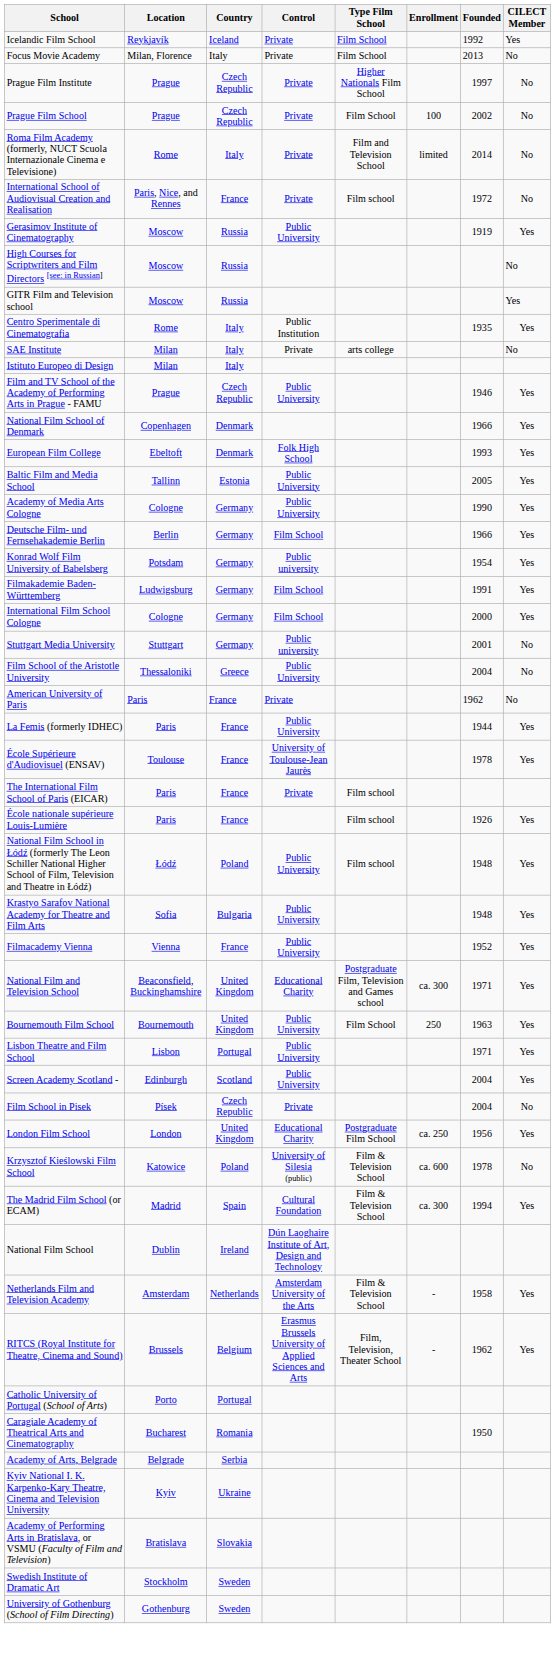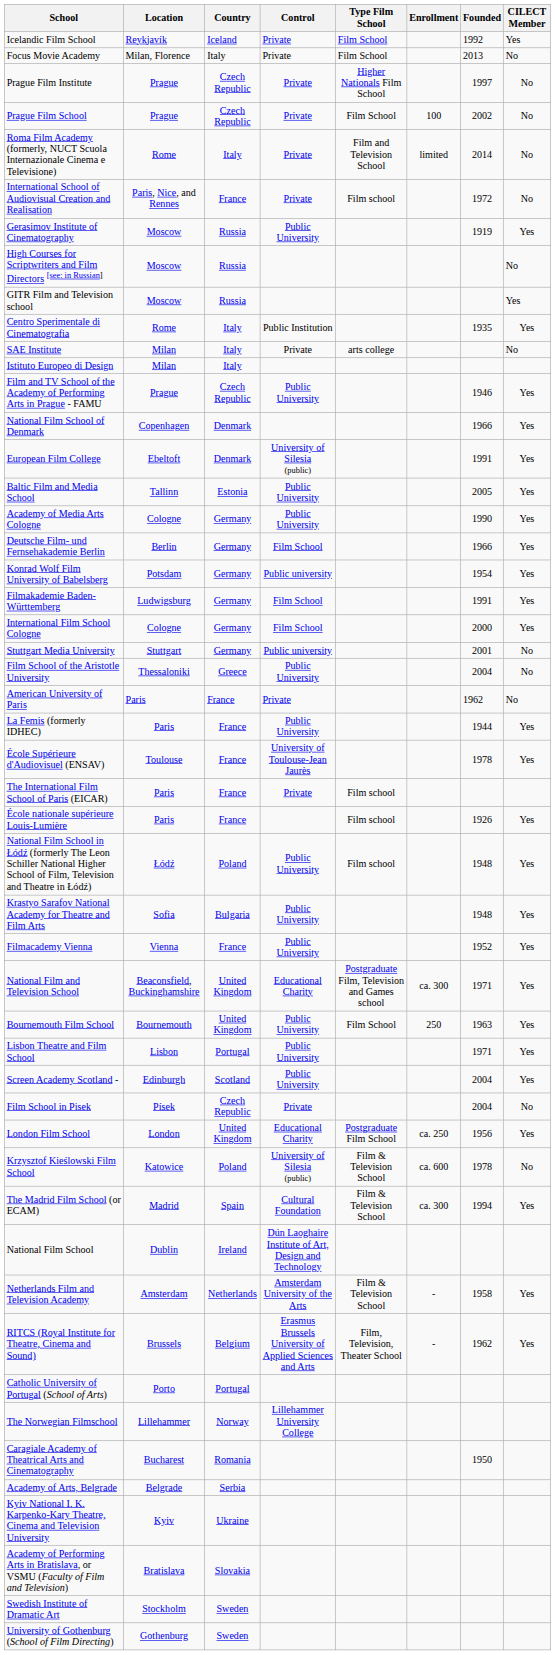(298, 453) Folk High School -> (298, 459) University of Silesia (public)
(482, 453) 1993 -> (482, 459) 1991
+ row: (62, 1421)
